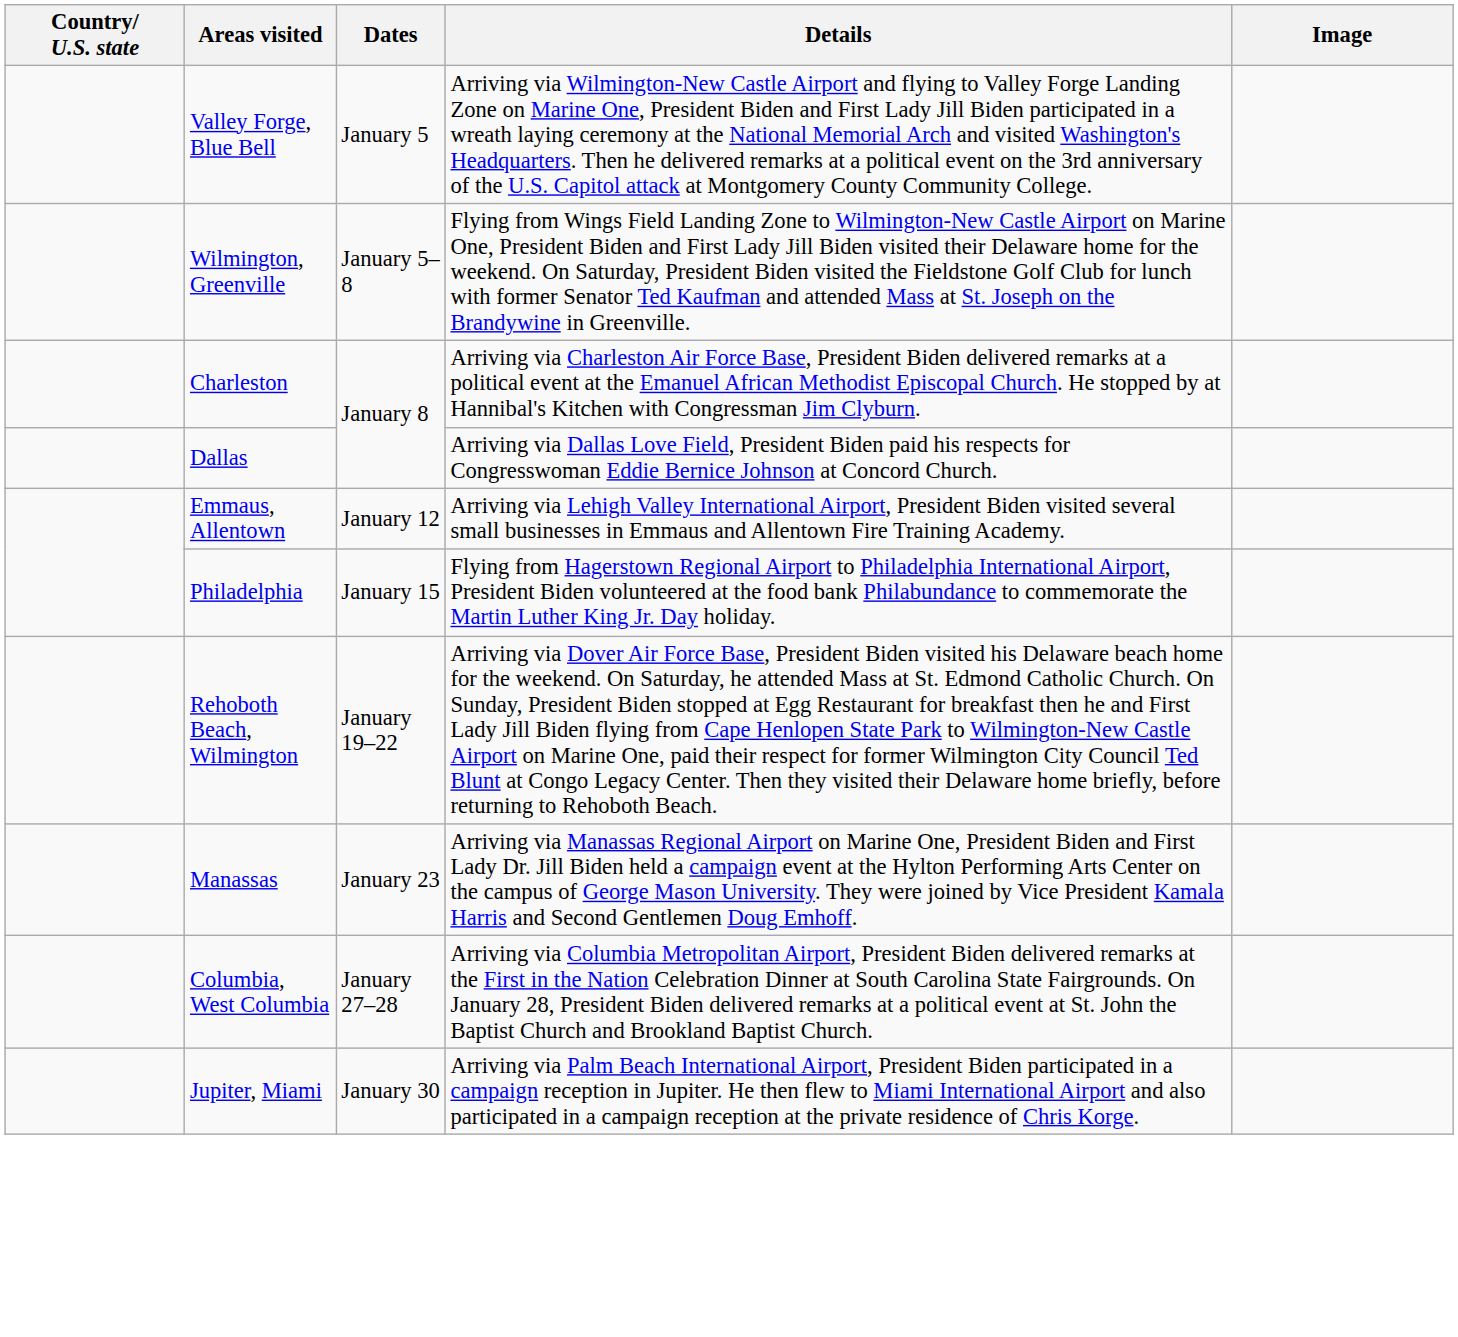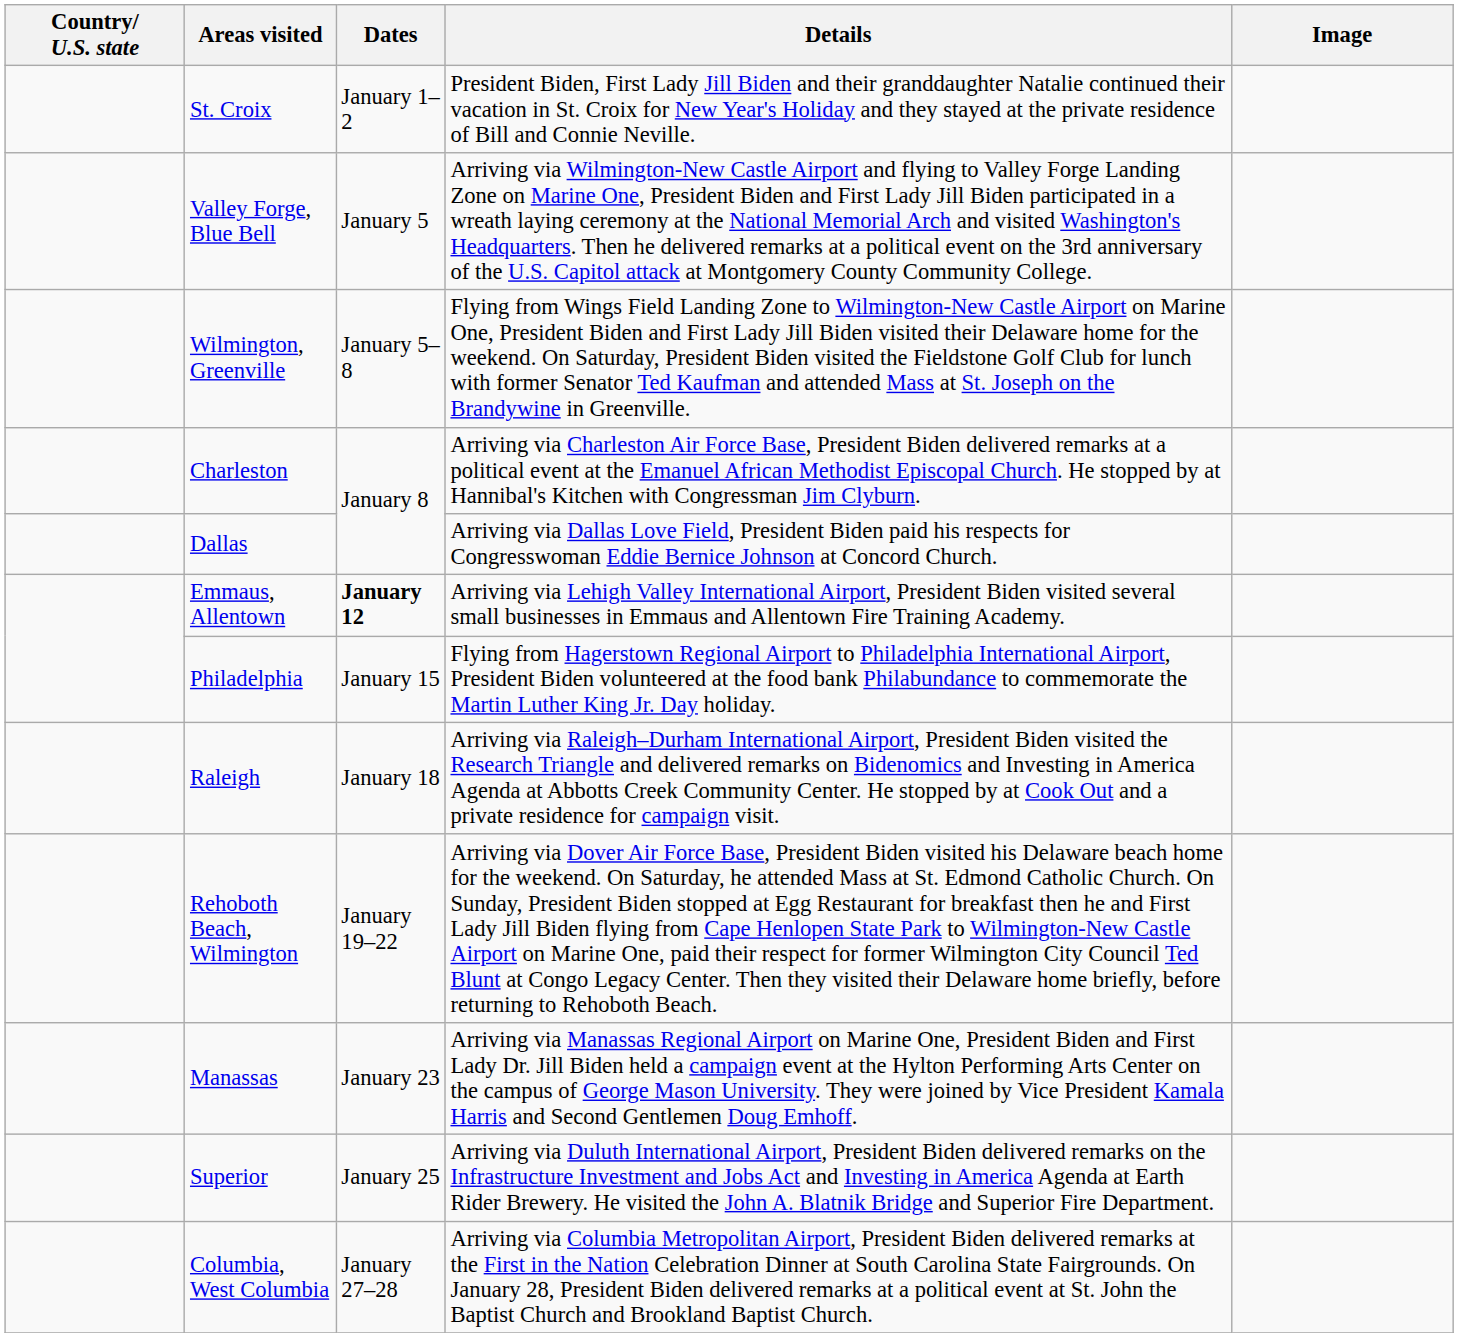+ row: (231, 108)
(391, 518) normal -> (381, 605) bold
+ row: (225, 778)
+ row: (229, 1177)
- row: (256, 1090)
